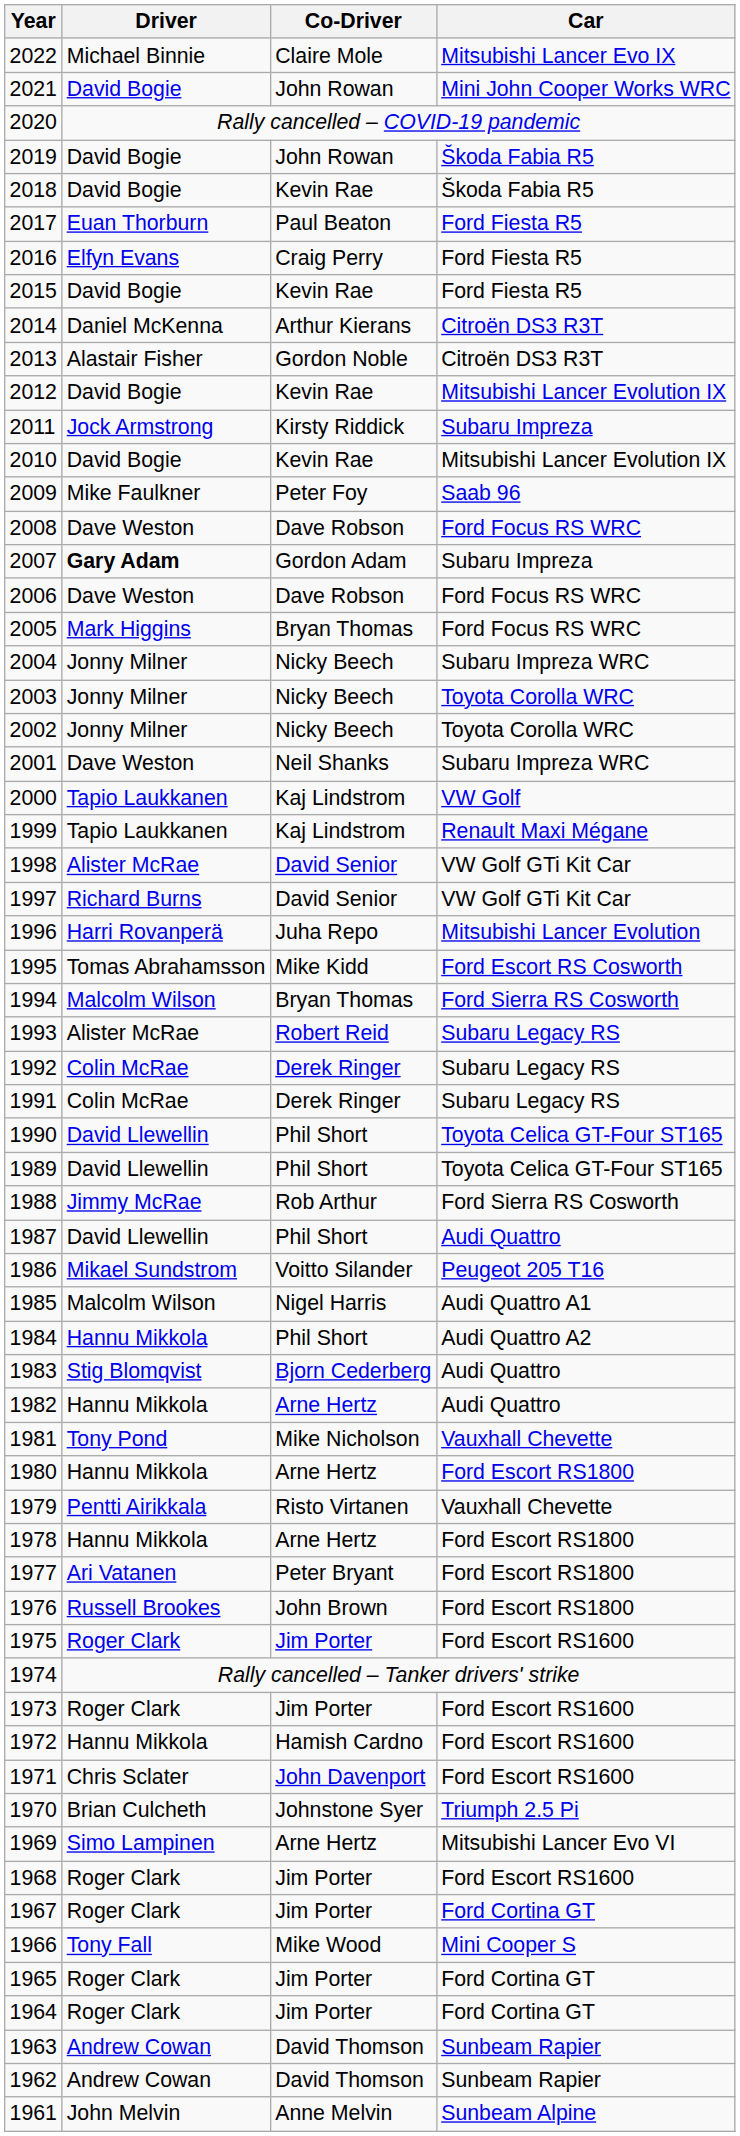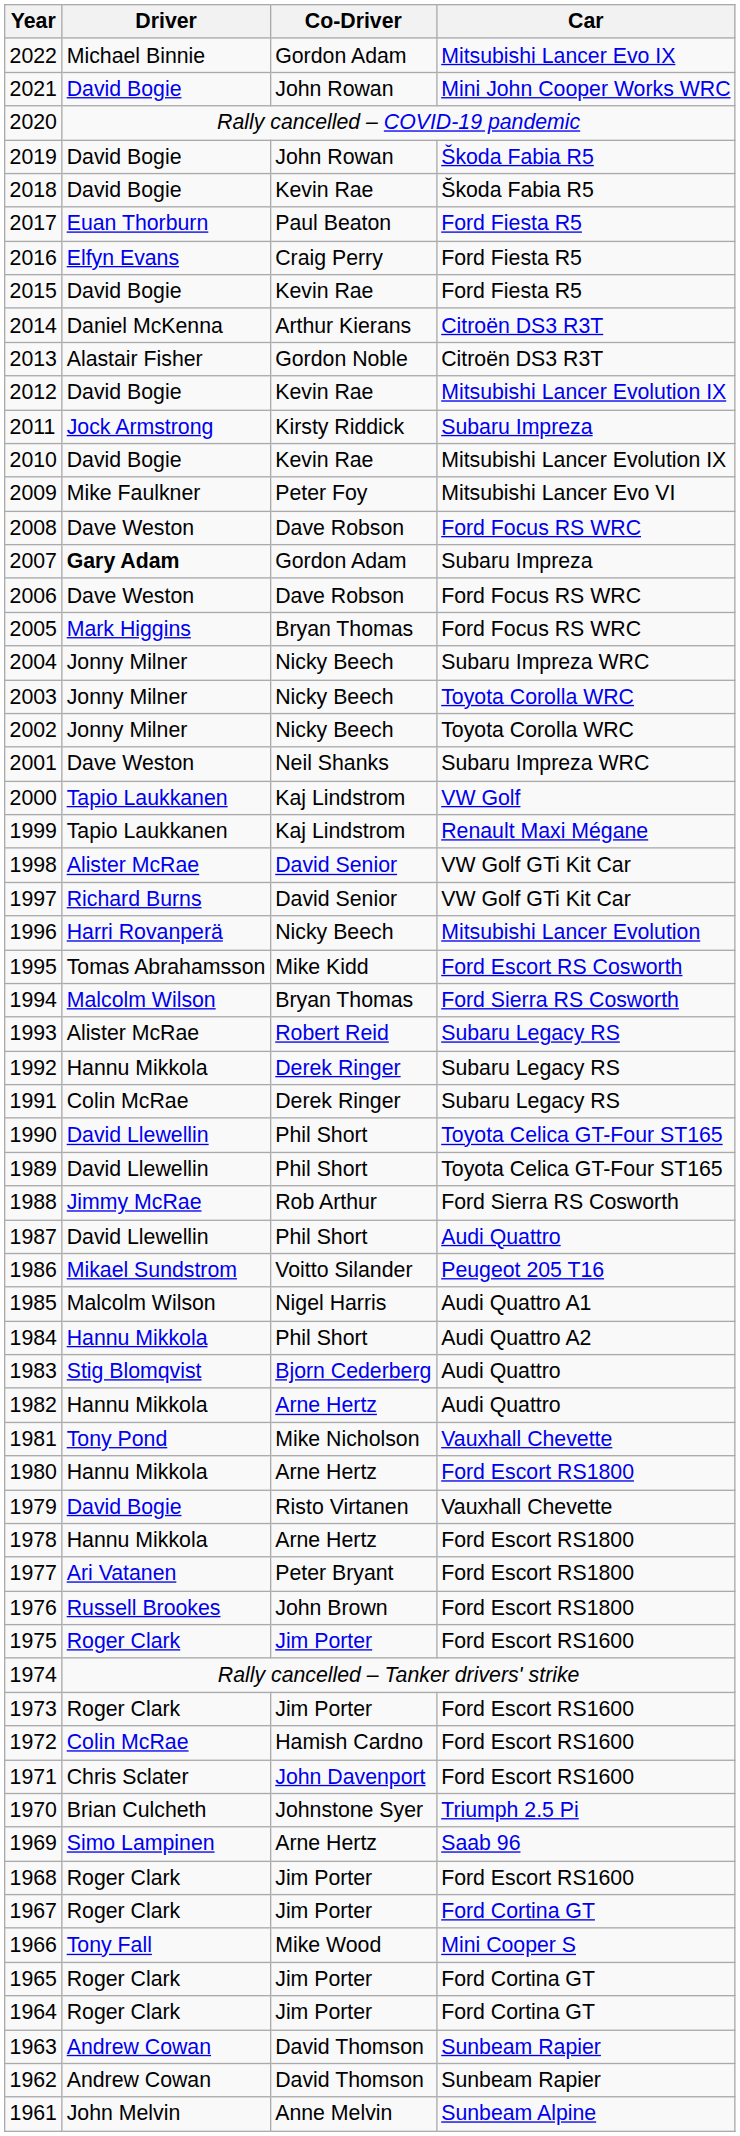(329, 55) Claire Mole -> (341, 55) Gordon Adam
(481, 493) Saab 96 -> (558, 493) Mitsubishi Lancer Evo VI
(327, 932) Juha Repo -> (334, 932) Nicky Beech
(128, 1067) Colin McRae -> (137, 1067) Hannu Mikkola
(137, 1506) Pentti Airikkala -> (124, 1506) David Bogie
(137, 1742) Hannu Mikkola -> (128, 1742) Colin McRae
(558, 1843) Mitsubishi Lancer Evo VI -> (481, 1843) Saab 96
